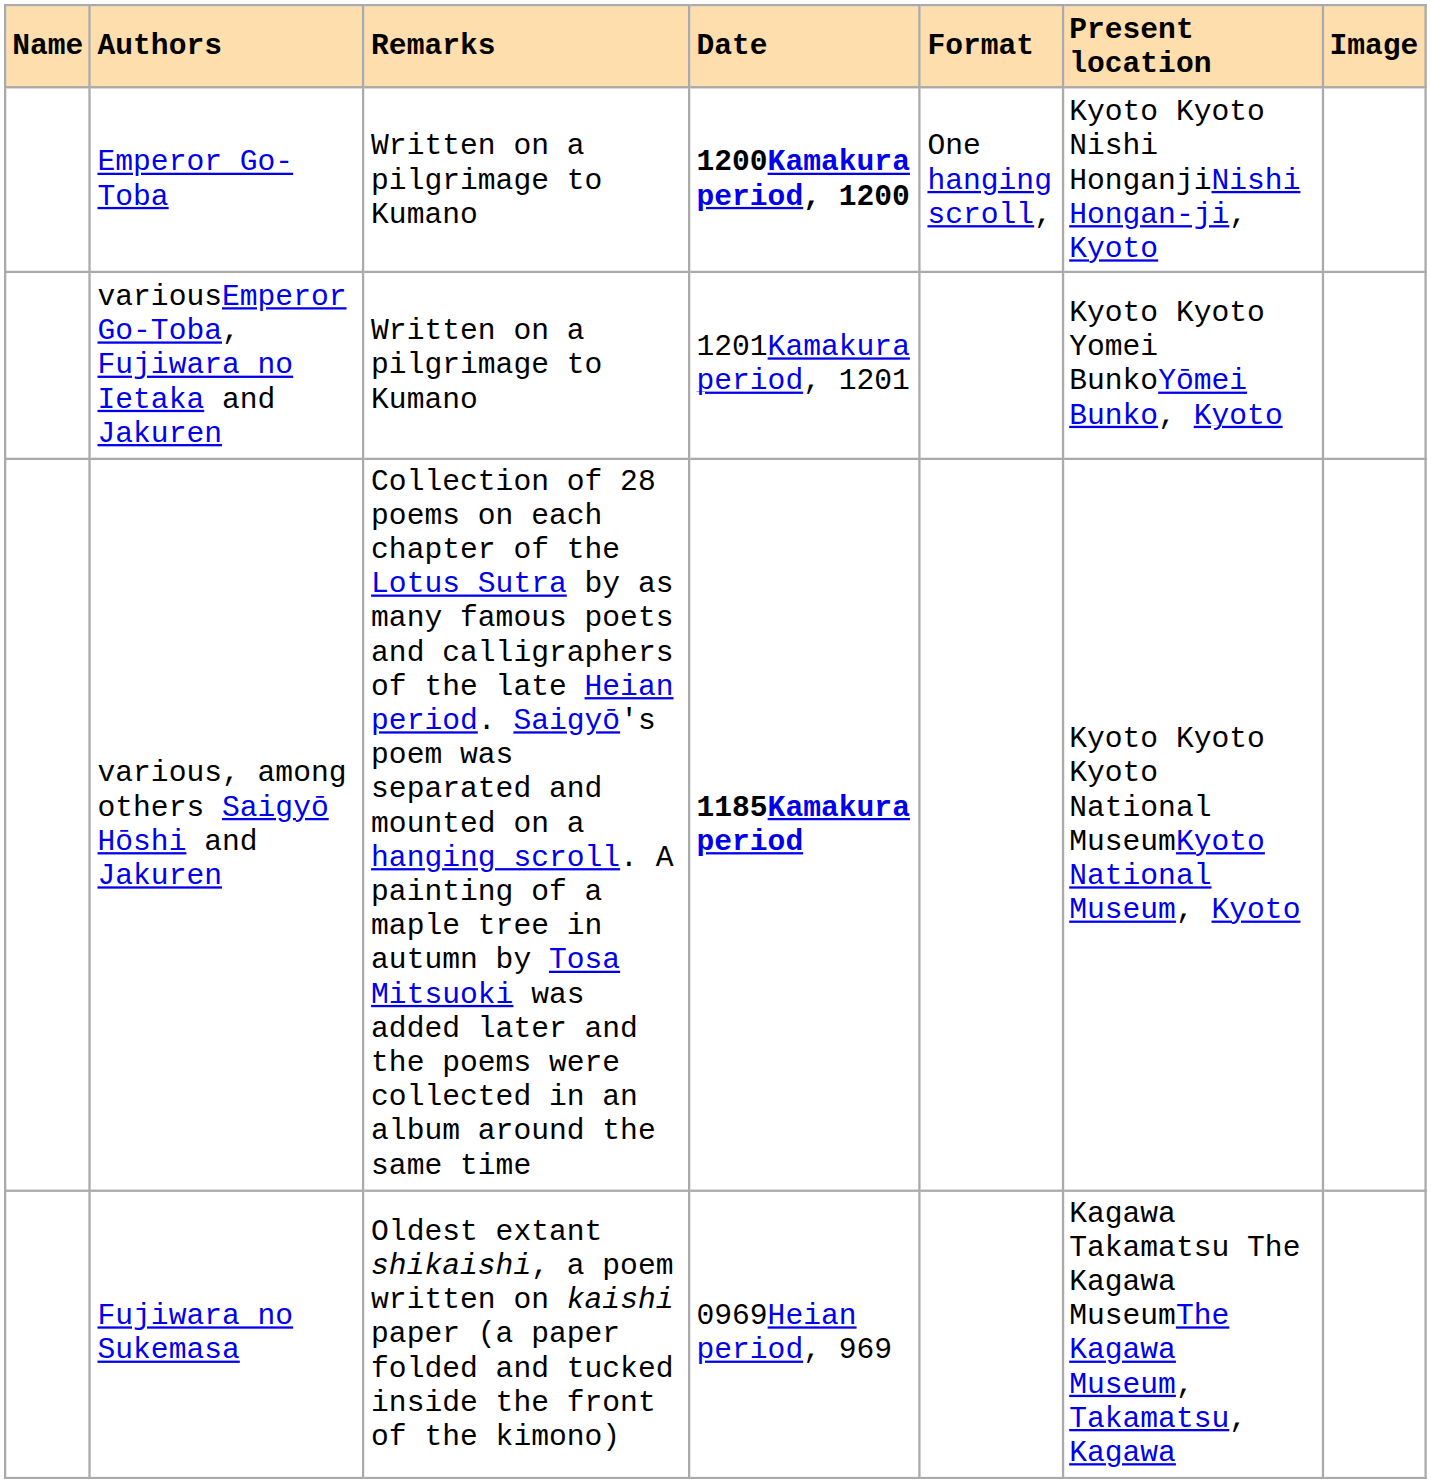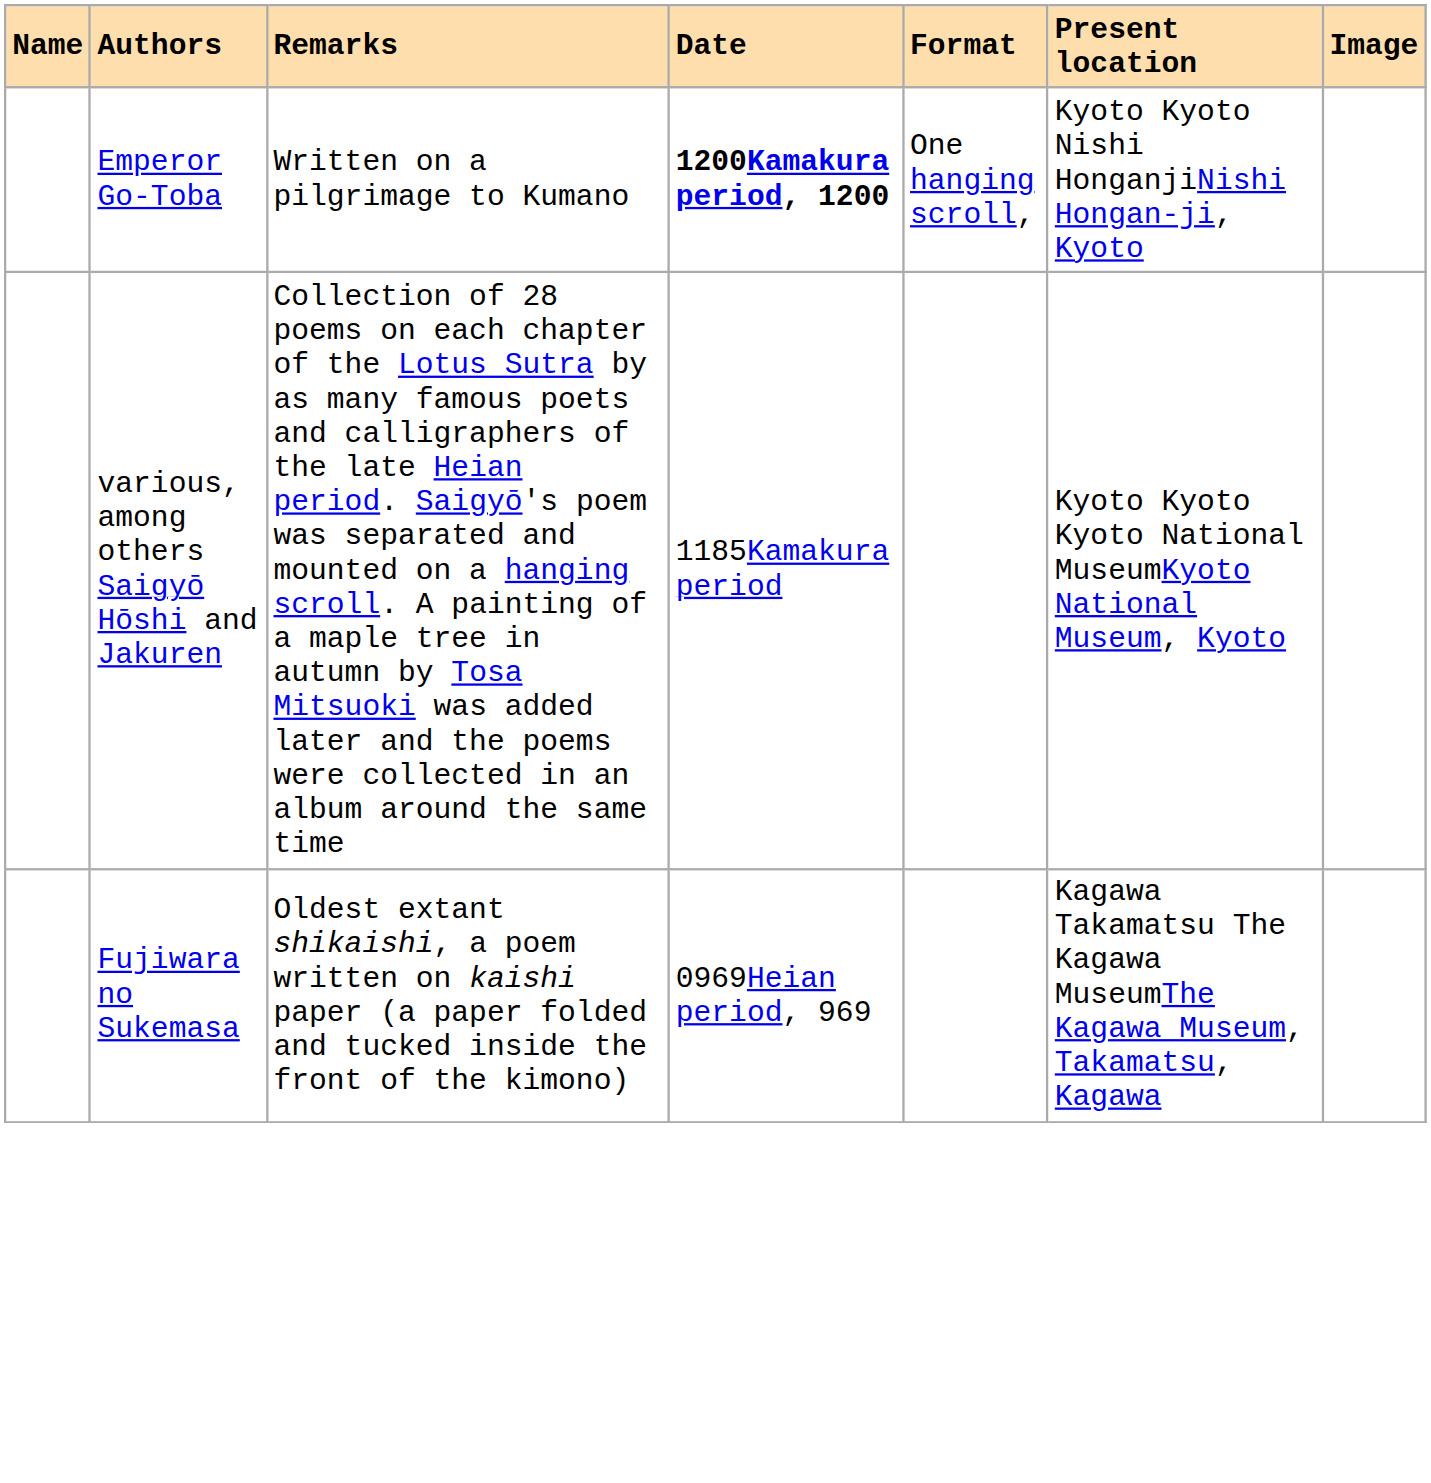- row: (222, 365)
(803, 824) bold -> (782, 571) normal
